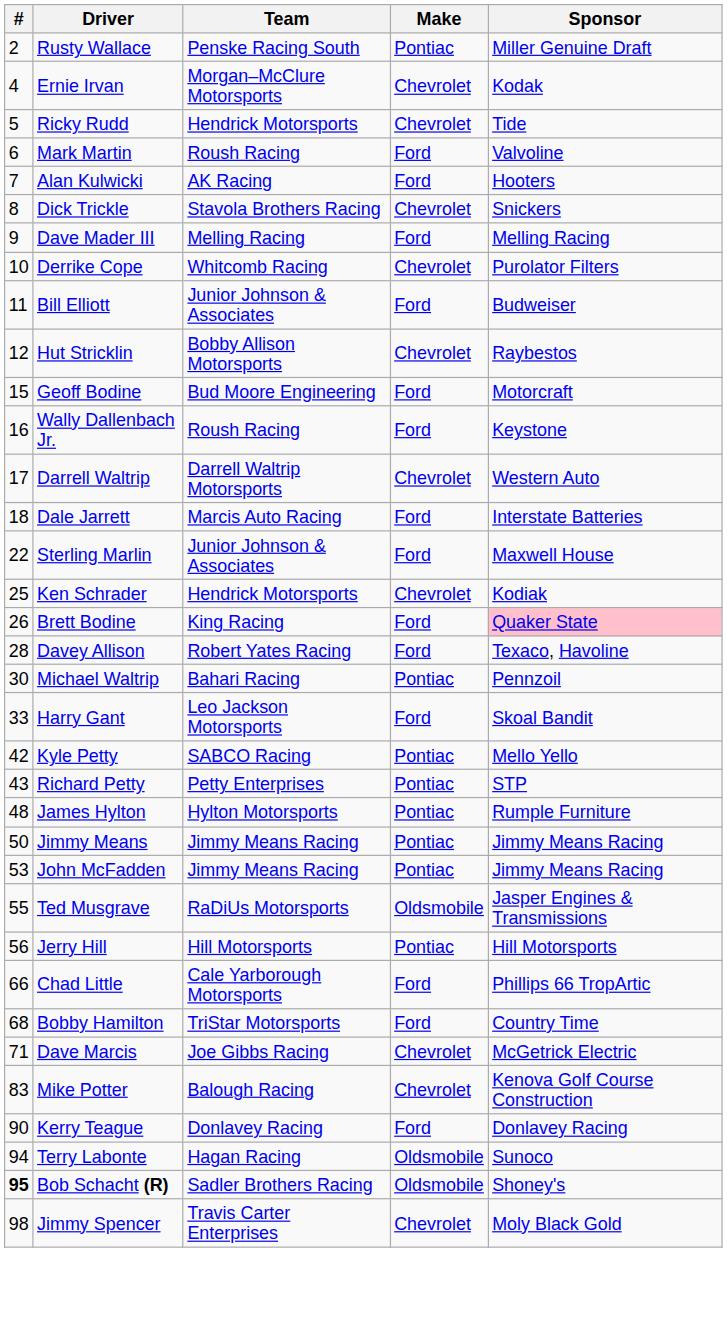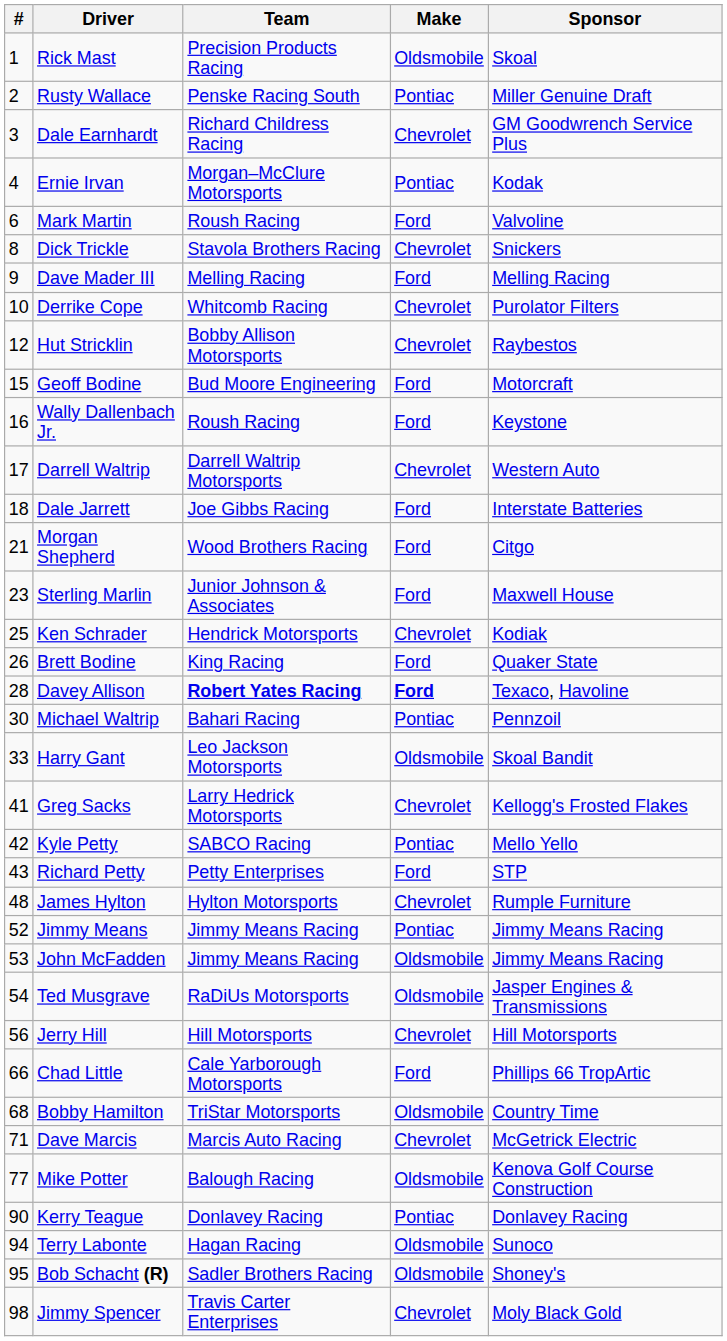+ row: (76, 57)
+ row: (97, 134)
(433, 86) Chevrolet -> (424, 183) Pontiac
- row: (83, 124)
- row: (90, 181)
- row: (73, 305)
(265, 517) Marcis Auto Racing -> (258, 508) Joe Gibbs Racing
+ row: (76, 547)
(19, 555) 22 -> (19, 595) 23
(545, 622) pink background -> (545, 662) no background
(269, 650) normal -> (274, 691) bold
(413, 650) normal -> (414, 691) bold
(413, 717) Ford -> (439, 757) Oldsmobile
+ row: (84, 806)
(424, 784) Pontiac -> (413, 873) Ford
(424, 812) Pontiac -> (433, 901) Chevrolet
(19, 841) 50 -> (19, 929) 52
(424, 869) Pontiac -> (439, 958) Oldsmobile
(19, 908) 55 -> (19, 996) 54
(424, 946) Pontiac -> (433, 1035) Chevrolet
(413, 1023) Ford -> (439, 1112) Oldsmobile
(258, 1051) Joe Gibbs Racing -> (265, 1140) Marcis Auto Racing
(19, 1090) 83 -> (19, 1178) 77
(433, 1090) Chevrolet -> (439, 1178) Oldsmobile
(413, 1128) Ford -> (424, 1217) Pontiac
(19, 1185) bold -> (19, 1274) normal
